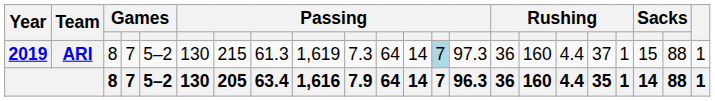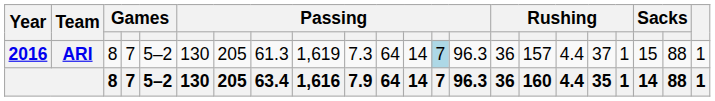(28, 54) 2019 -> (28, 54) 2016
(232, 54) 215 -> (232, 54) 205
(470, 54) 97.3 -> (470, 54) 96.3
(537, 54) 160 -> (537, 54) 157
